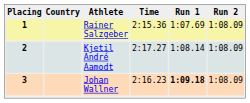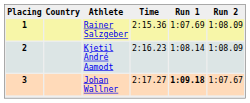(149, 48) 2:17.27 -> (149, 48) 2:16.23
(149, 80) 2:16.23 -> (149, 80) 2:17.27
(226, 80) 1:08.09 -> (226, 80) 1:07.67
